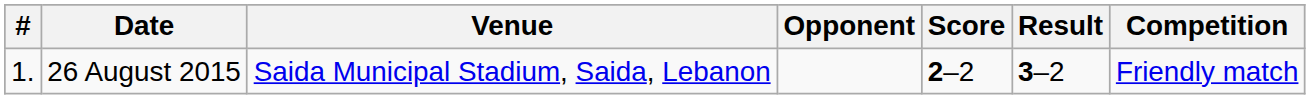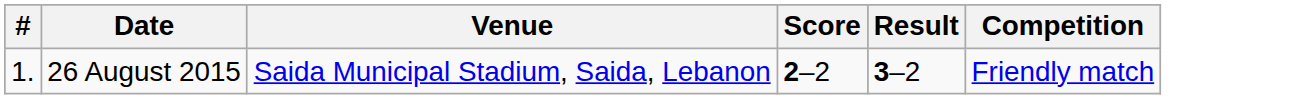- column: (849, 26)
